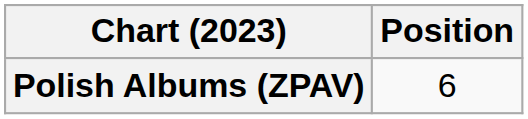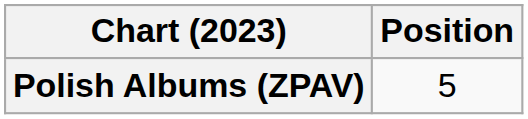(447, 85) 6 -> (447, 85) 5
